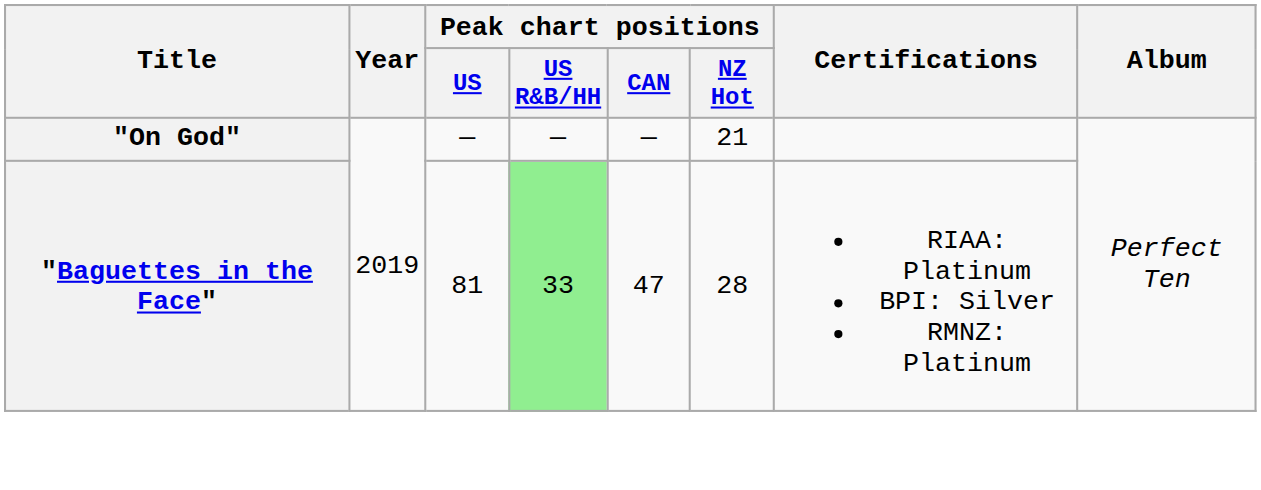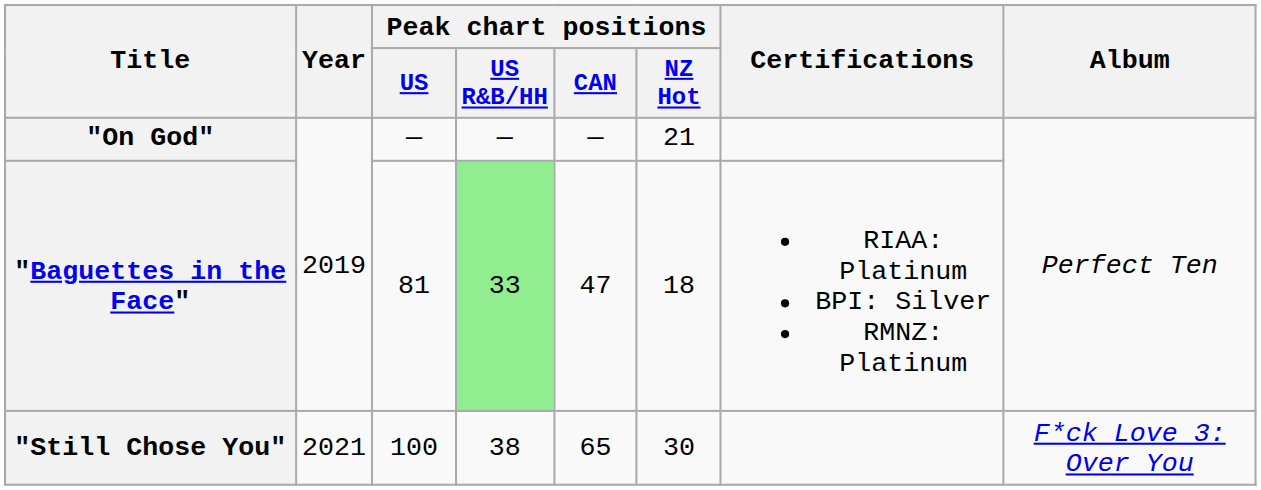(732, 286) 28 -> (679, 286) 18
+ row: (150, 448)
